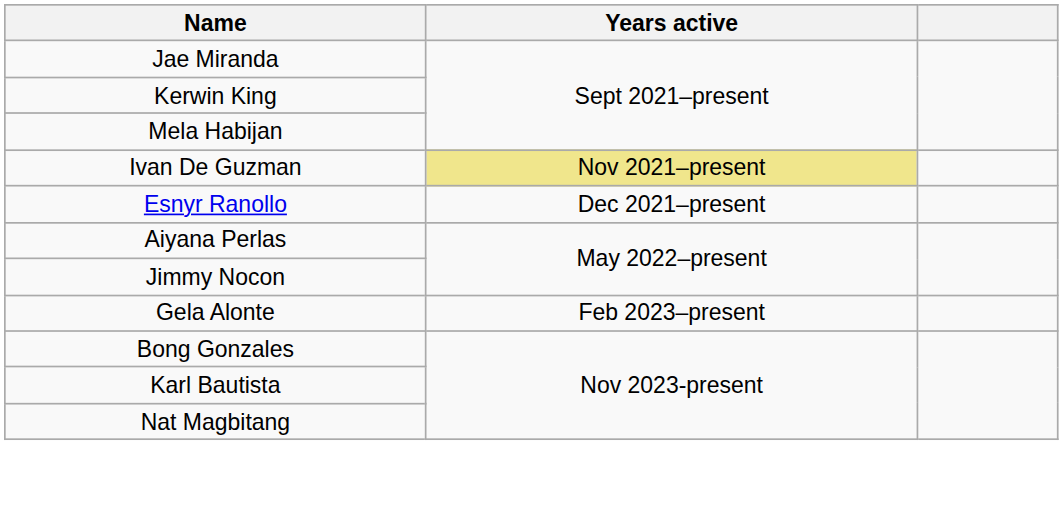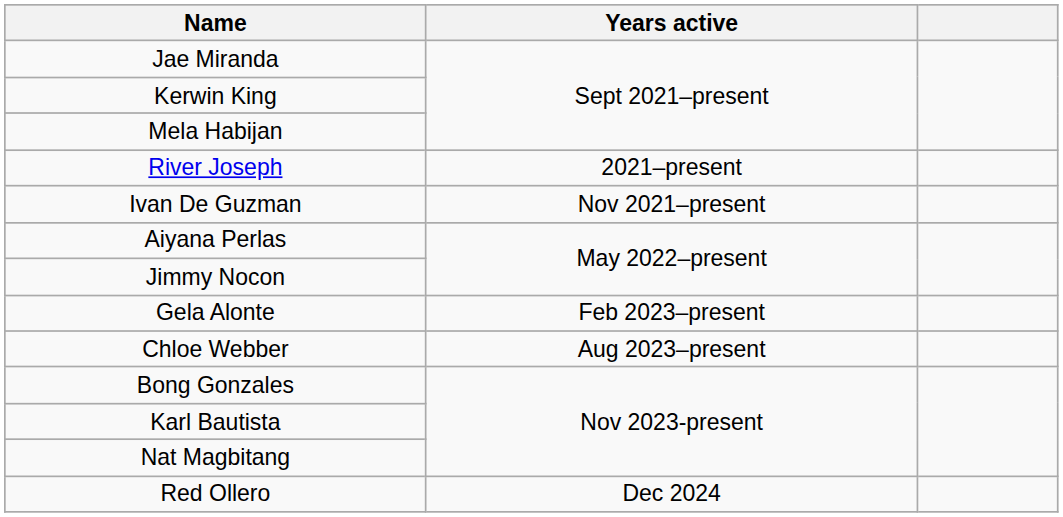+ row: (215, 167)
(672, 167) khaki background -> (672, 204) no background
- row: (215, 204)
+ row: (215, 349)
+ row: (215, 494)
